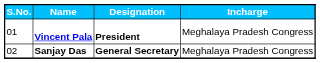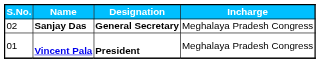rows swapped: (63, 37) <-> (60, 51)
